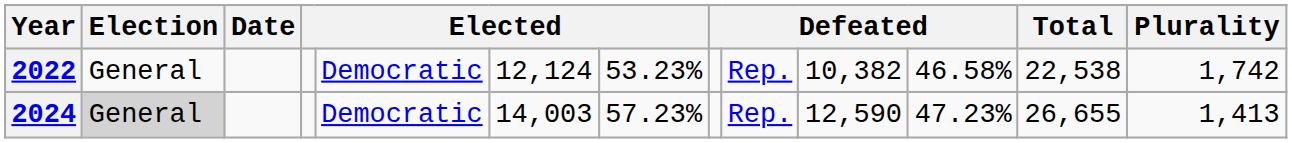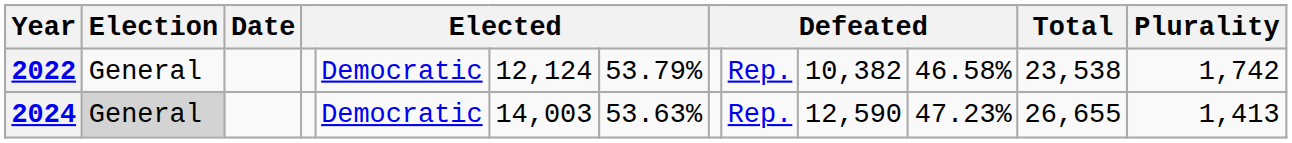(654, 71) 53.23% -> (654, 71) 53.79%
(1073, 71) 22,538 -> (1073, 71) 23,538
(654, 115) 57.23% -> (654, 115) 53.63%
